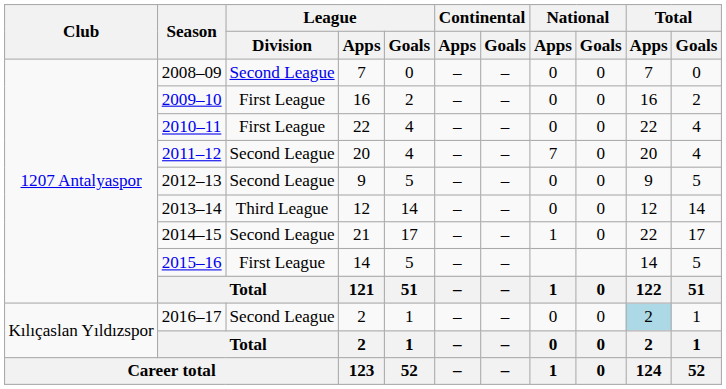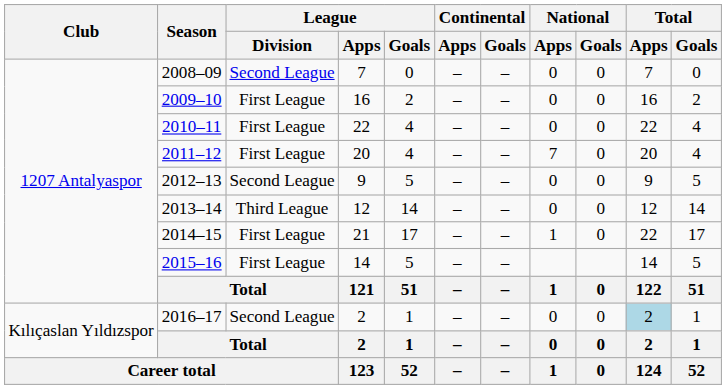(282, 153) Second League -> (282, 153) First League
(282, 235) Second League -> (282, 235) First League
